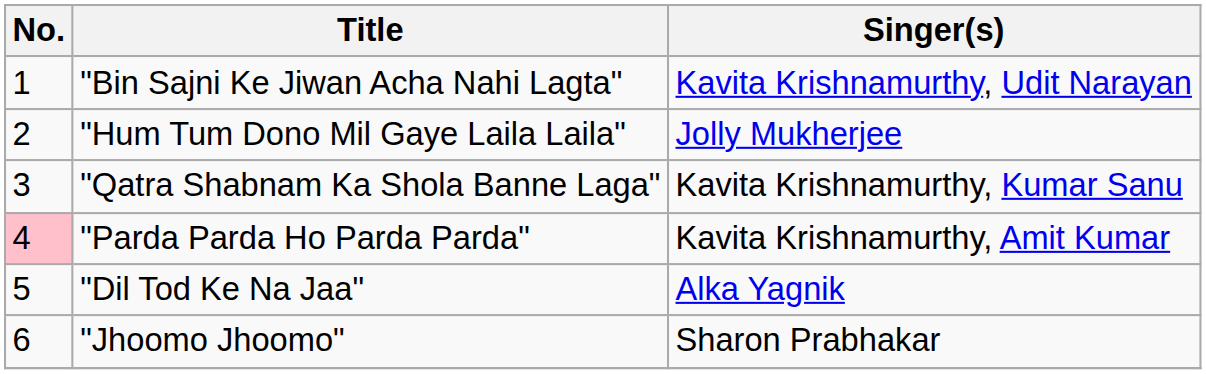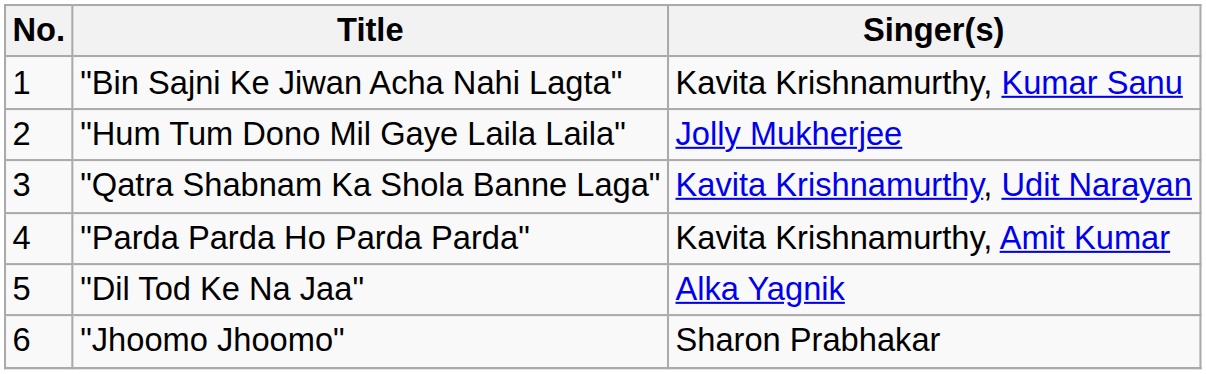(934, 82) Kavita Krishnamurthy, Udit Narayan -> (929, 82) Kavita Krishnamurthy, Kumar Sanu
(929, 185) Kavita Krishnamurthy, Kumar Sanu -> (934, 185) Kavita Krishnamurthy, Udit Narayan
(22, 237) pink background -> (22, 237) no background
